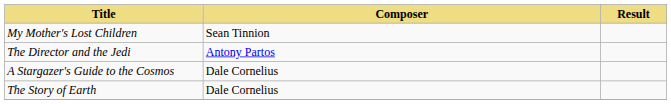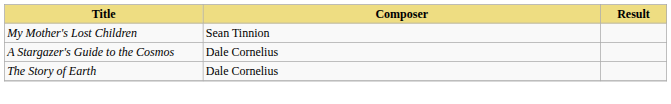- row: (69, 52)
